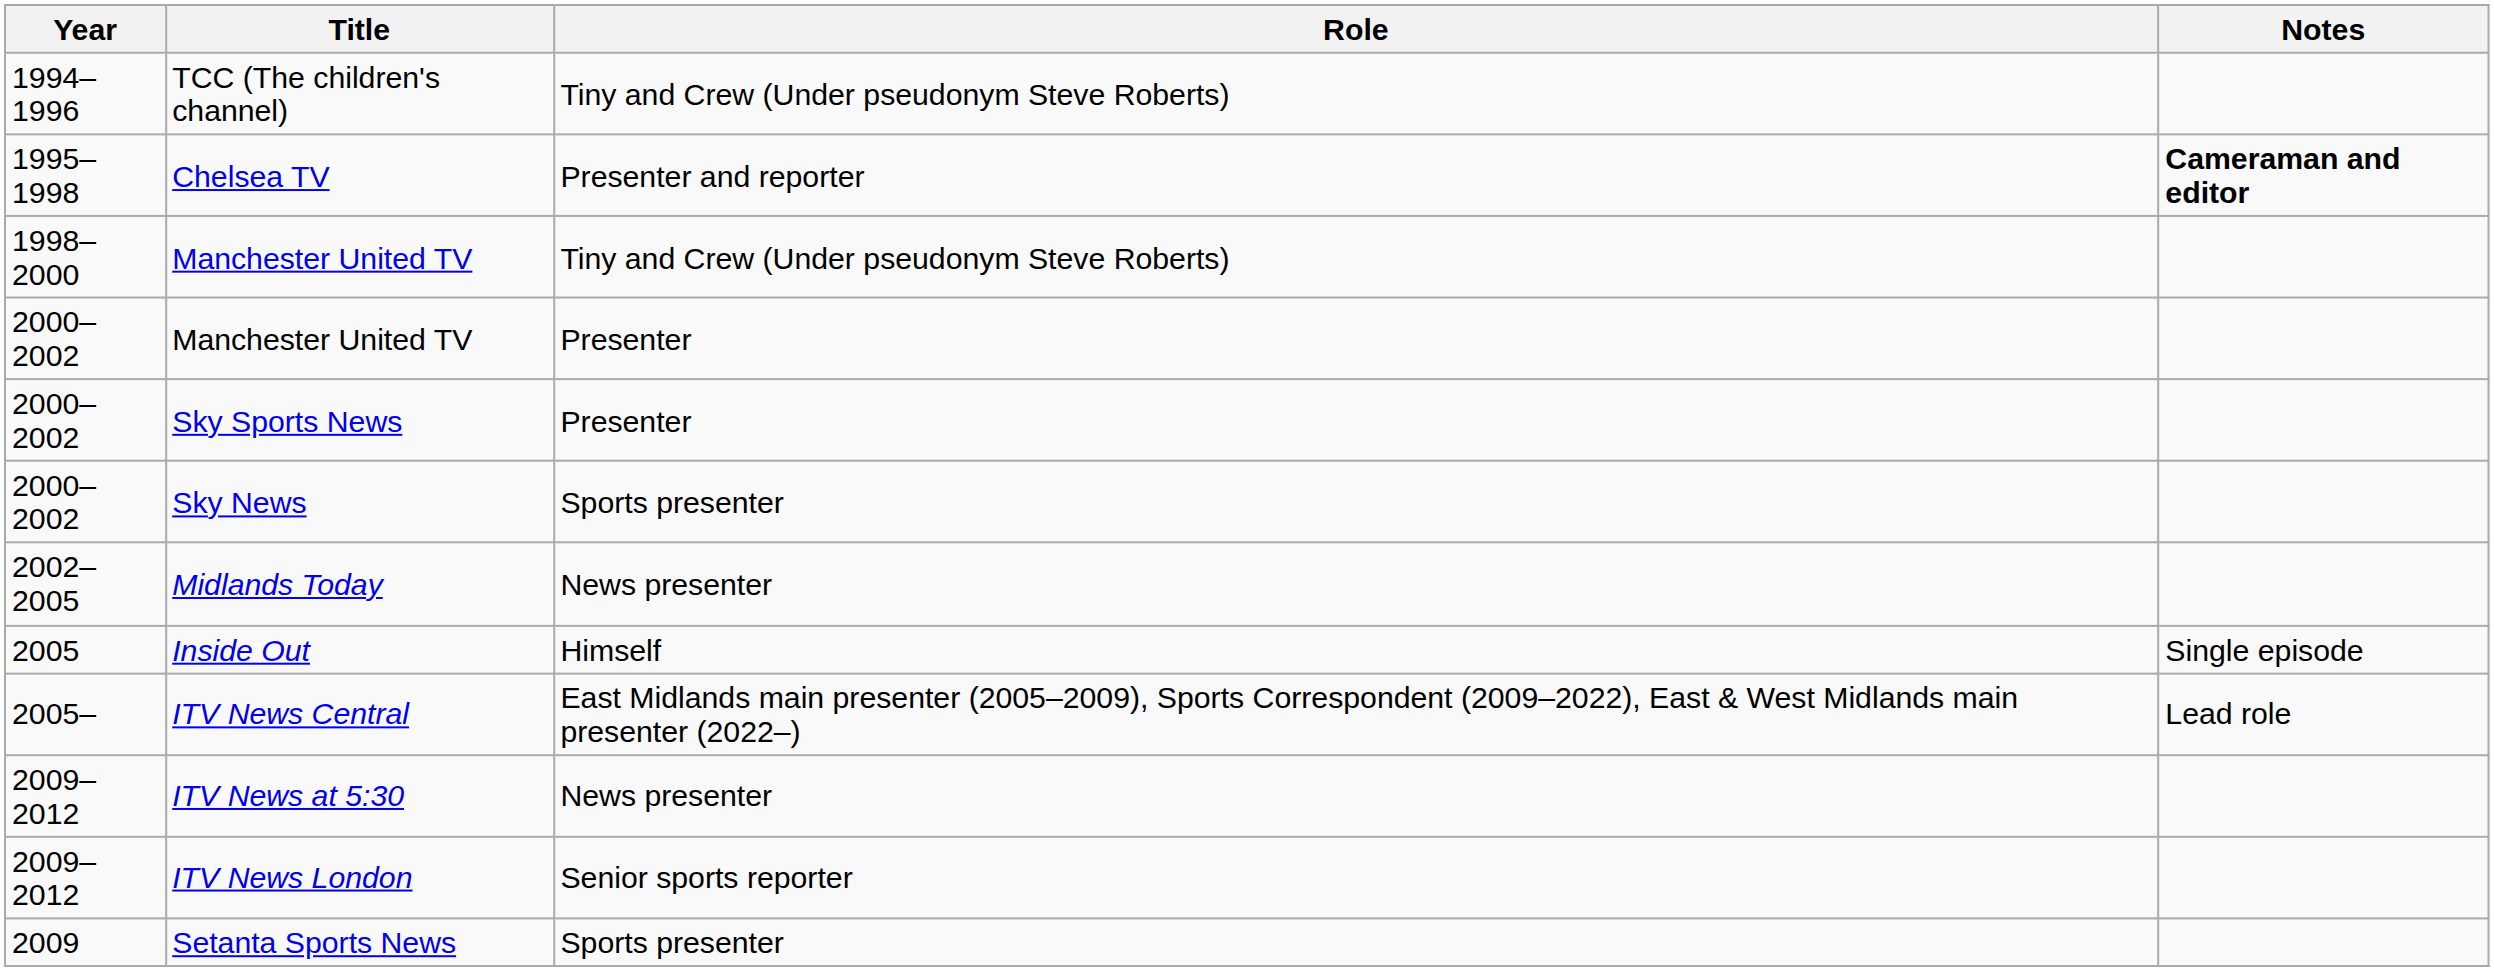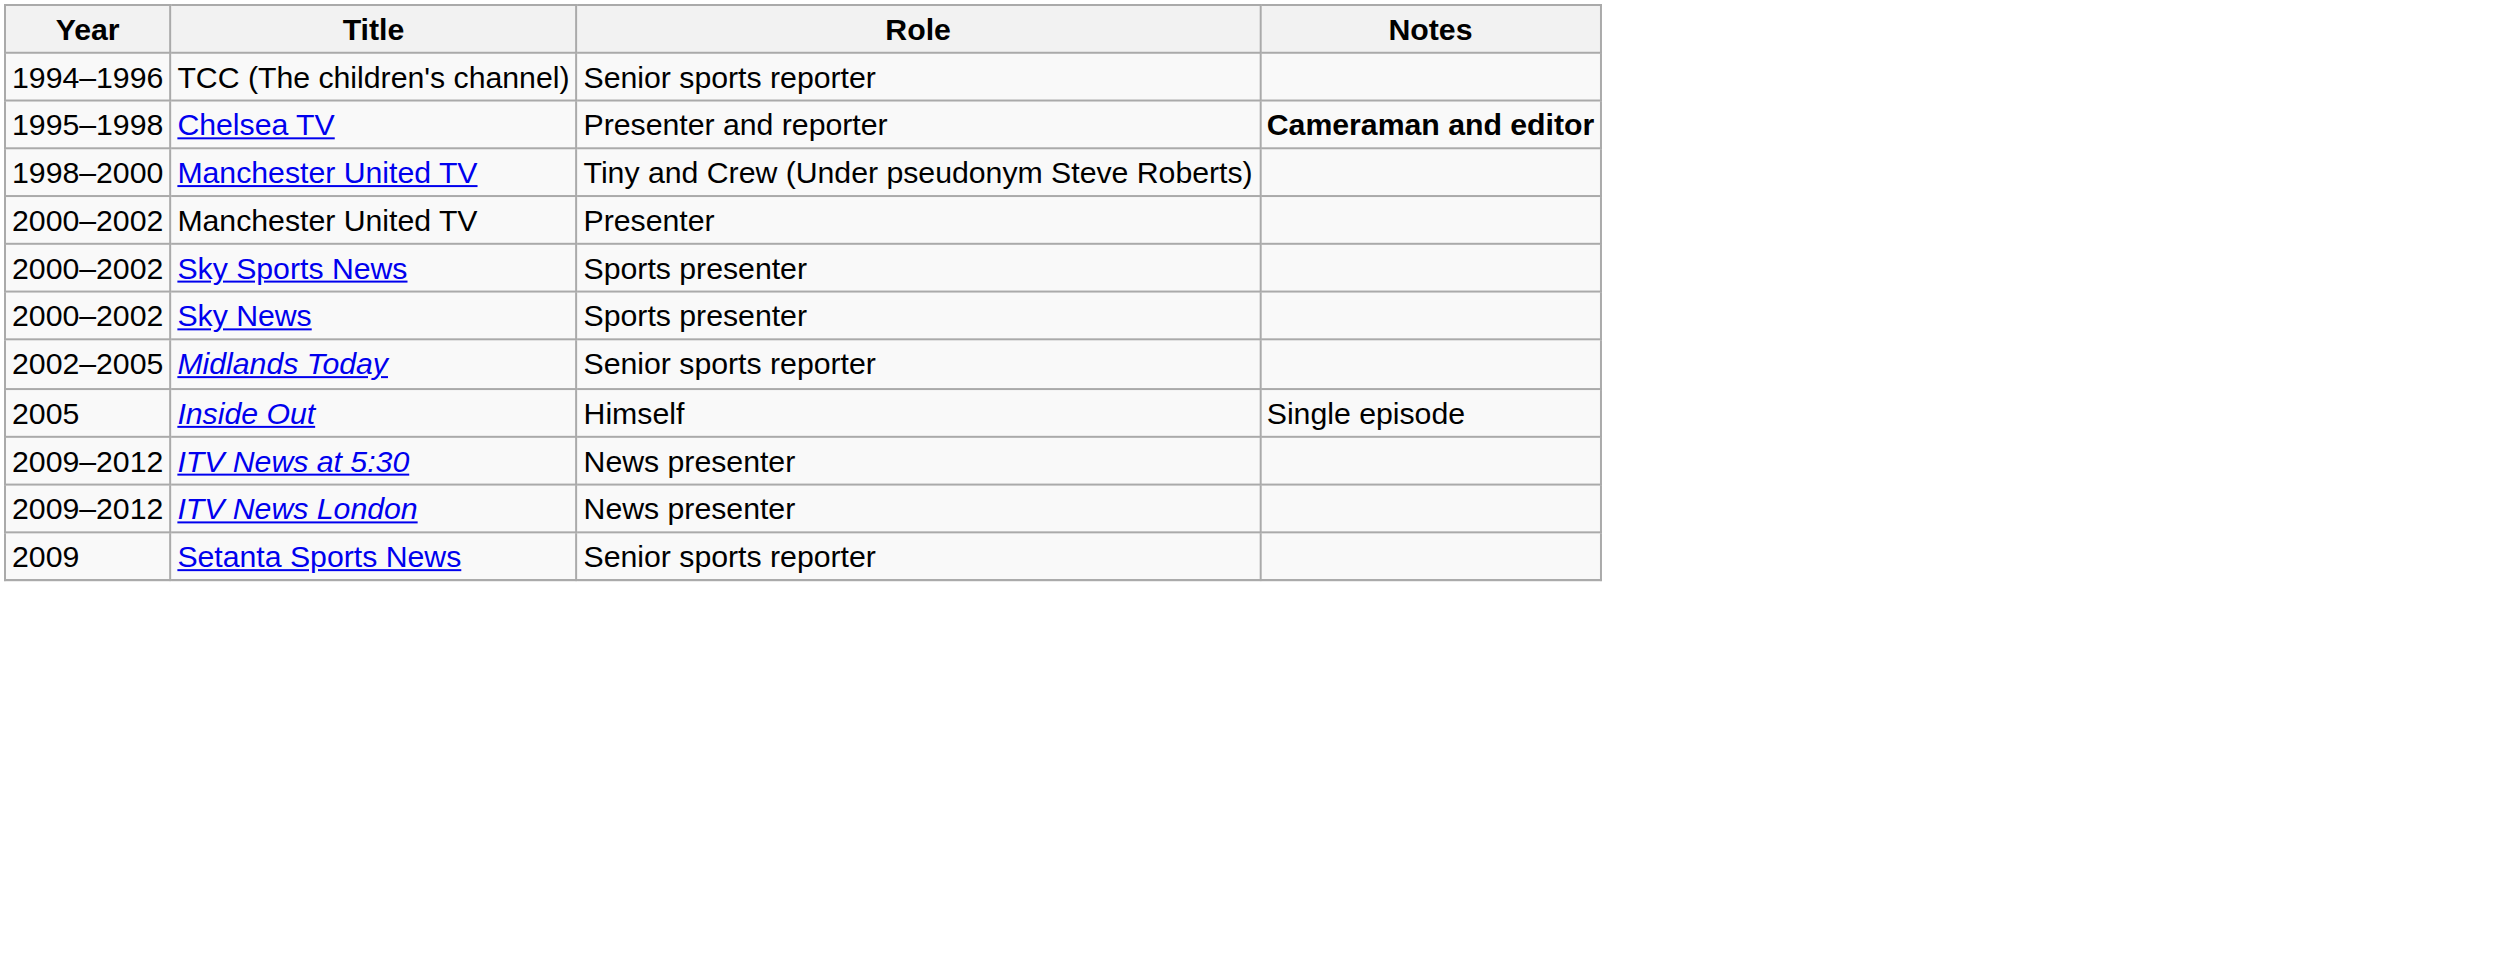(895, 94) Tiny and Crew (Under pseudonym Steve Roberts) -> (730, 77) Senior sports reporter
(626, 421) Presenter -> (695, 269) Sports presenter
(666, 584) News presenter -> (730, 364) Senior sports reporter
- row: (54, 714)
(707, 877) Senior sports reporter -> (689, 508) News presenter
(672, 942) Sports presenter -> (730, 556) Senior sports reporter
